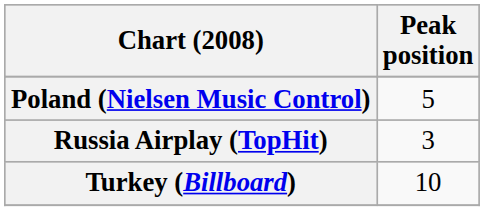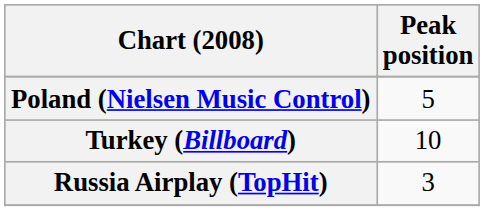rows swapped: (191, 140) <-> (191, 182)
